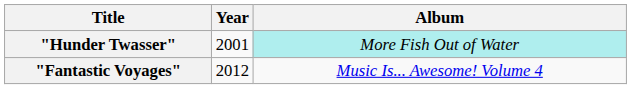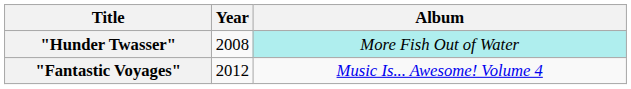(232, 44) 2001 -> (232, 44) 2008
